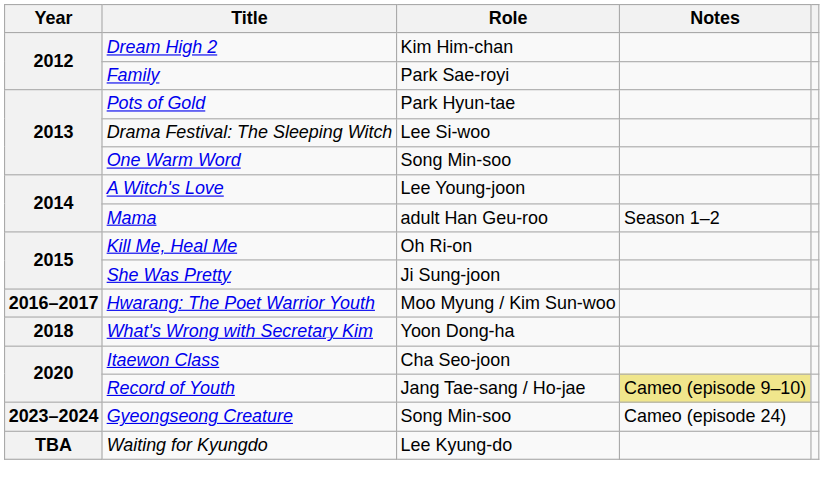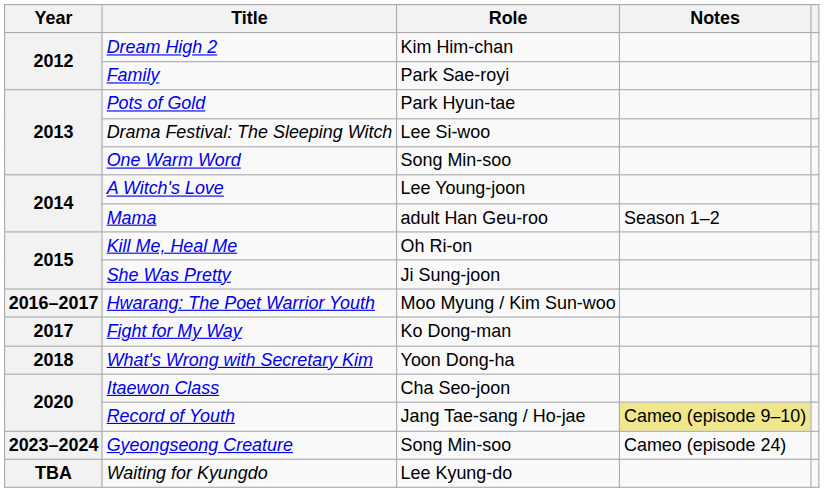+ row: (174, 331)
